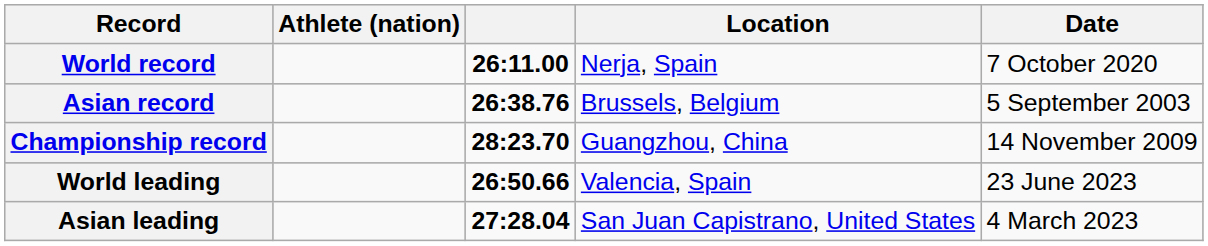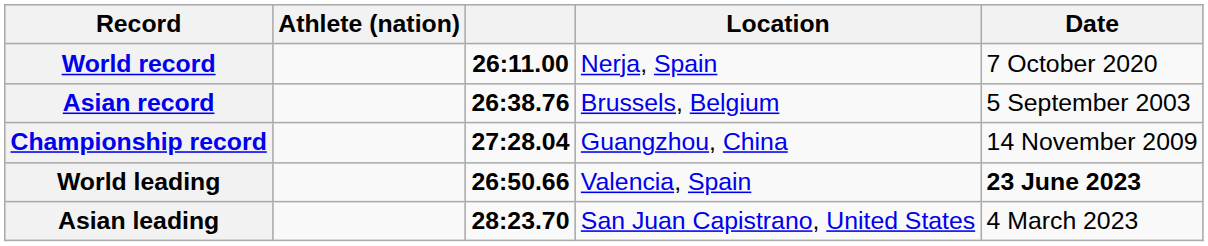(520, 142) 28:23.70 -> (520, 142) 27:28.04
(1062, 181) normal -> (1064, 181) bold
(520, 220) 27:28.04 -> (520, 220) 28:23.70
